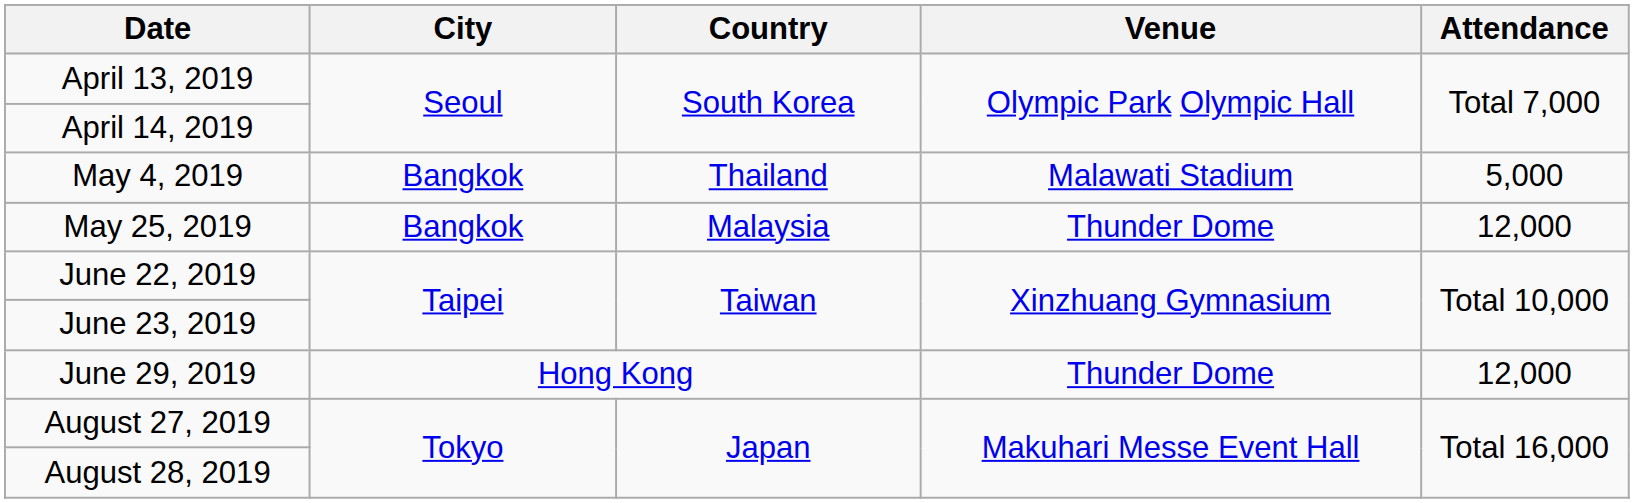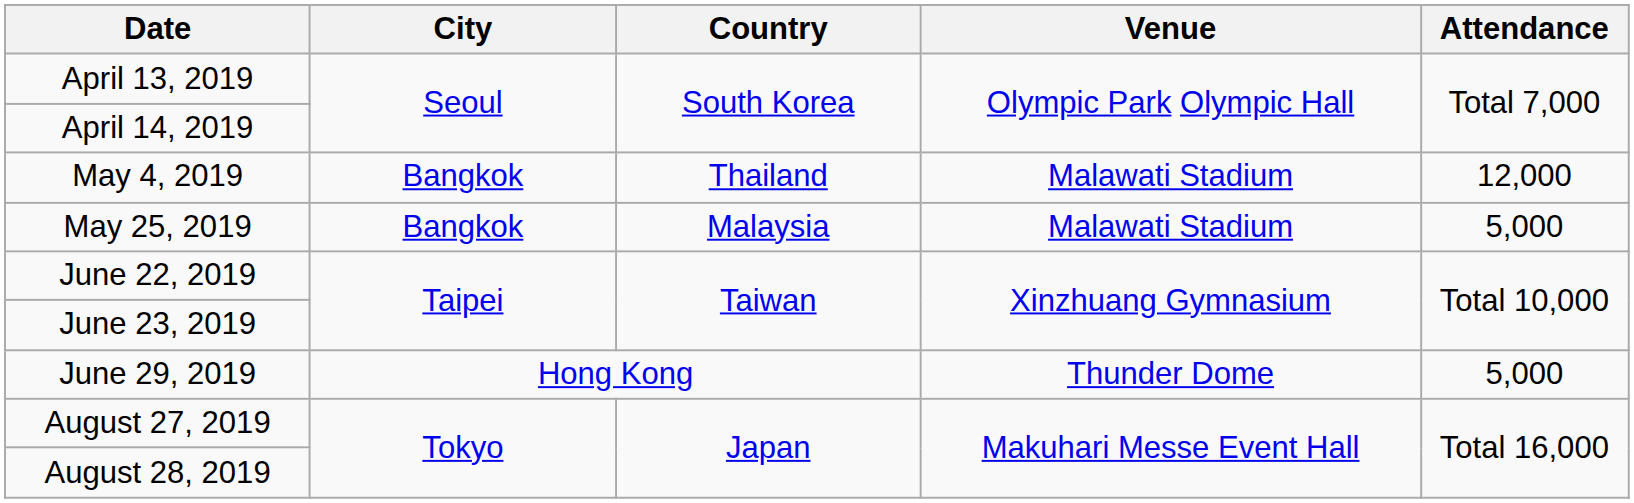(1524, 176) 5,000 -> (1524, 176) 12,000
(1171, 226) Thunder Dome -> (1171, 226) Malawati Stadium
(1524, 226) 12,000 -> (1524, 226) 5,000
(1524, 373) 12,000 -> (1524, 373) 5,000
